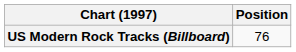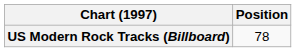(262, 36) 76 -> (262, 36) 78
